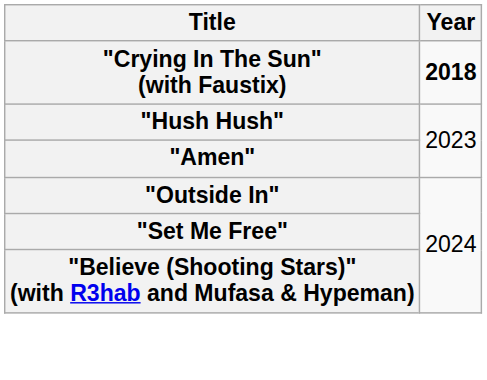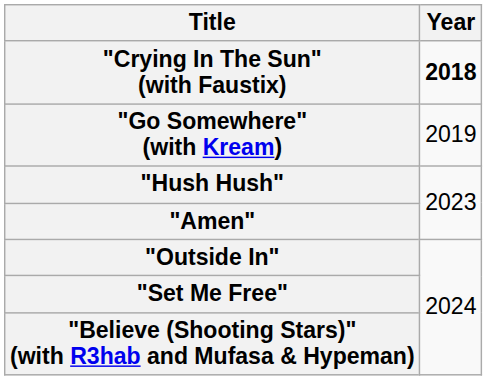+ row: (212, 134)
